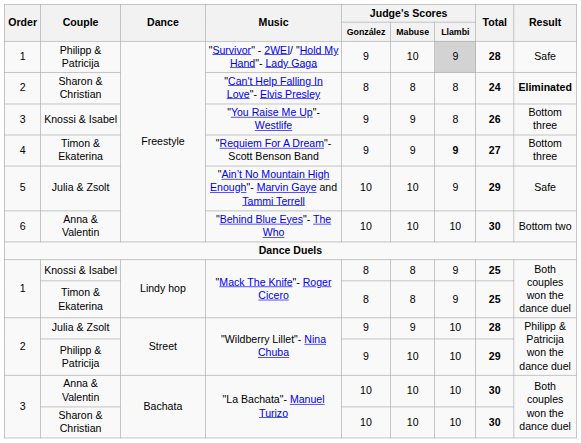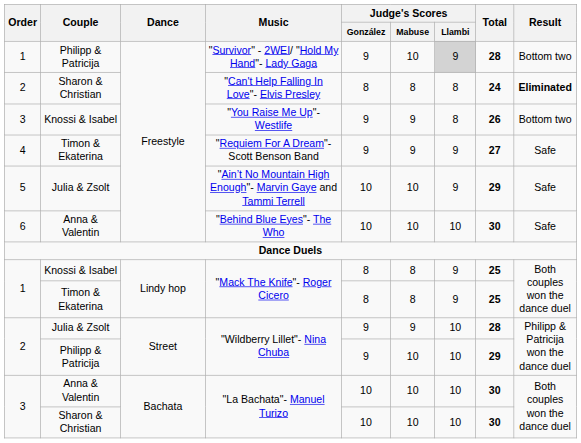(545, 56) Safe -> (545, 56) Bottom two
(545, 119) Bottom three -> (545, 119) Bottom two
(455, 150) bold -> (455, 150) normal
(545, 150) Bottom three -> (545, 150) Safe
(545, 226) Bottom two -> (545, 226) Safe
